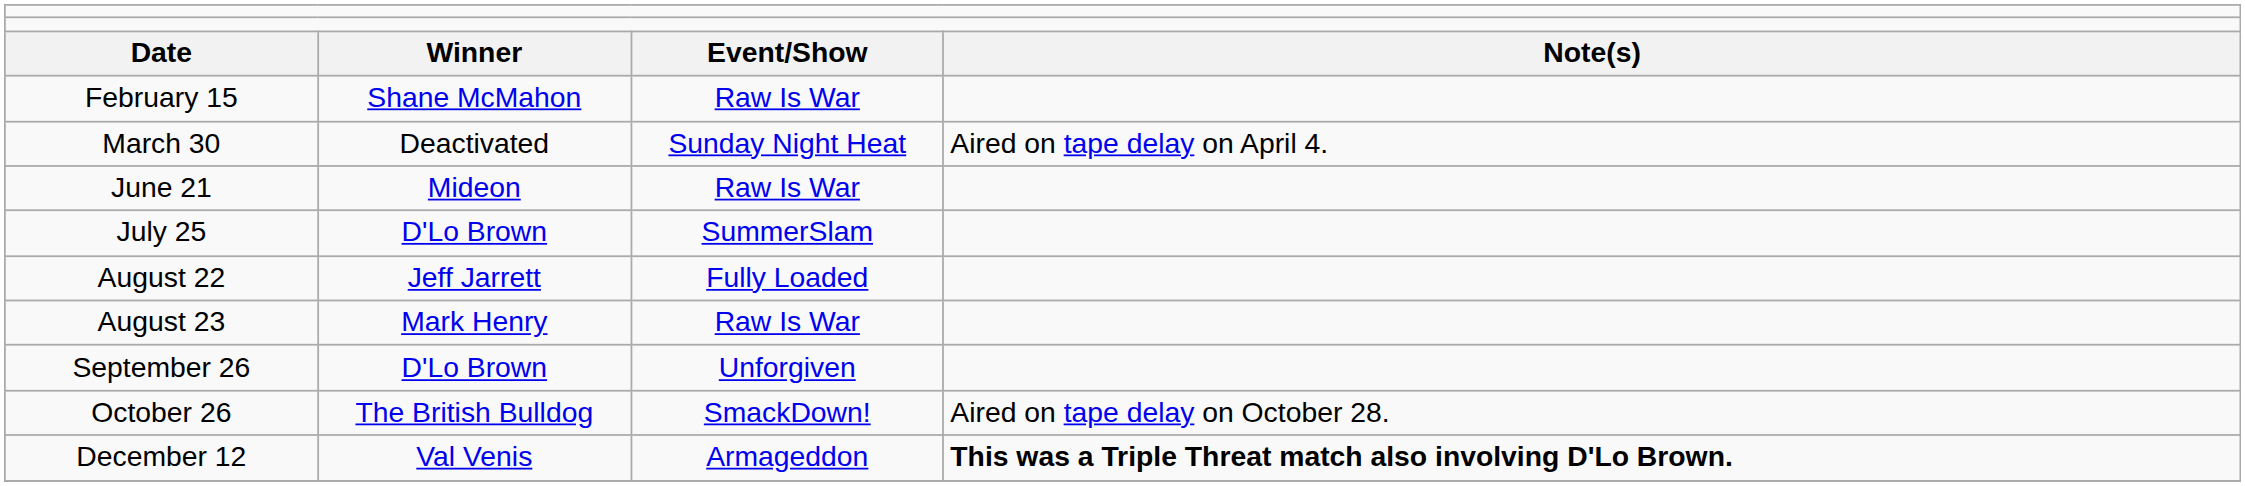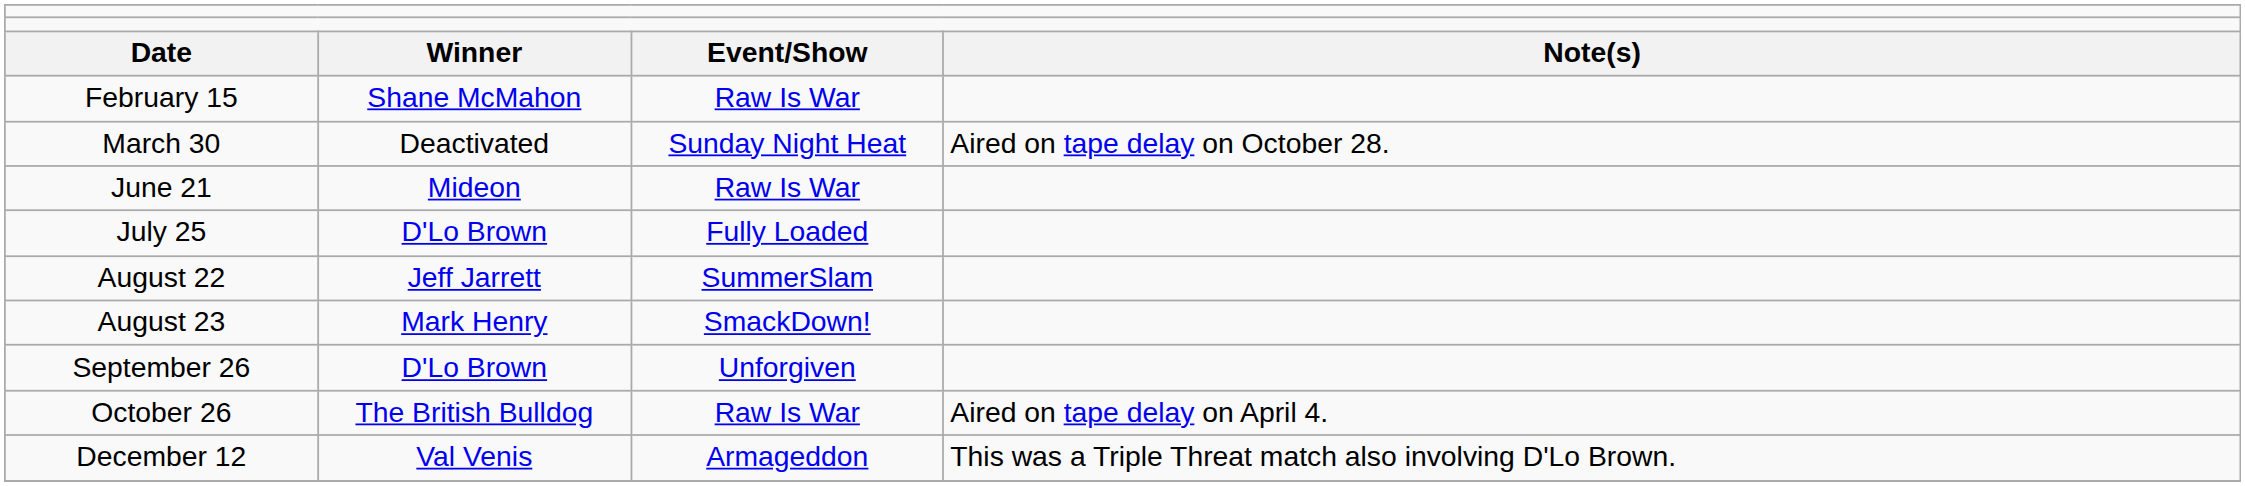(1139, 142) Aired on tape delay on April 4. -> (1170, 142) Aired on tape delay on October 28.
(787, 232) SummerSlam -> (787, 232) Fully Loaded
(787, 277) Fully Loaded -> (787, 277) SummerSlam
(787, 322) Raw Is War -> (787, 322) SmackDown!
(787, 412) SmackDown! -> (787, 412) Raw Is War
(1170, 412) Aired on tape delay on October 28. -> (1139, 412) Aired on tape delay on April 4.
(1342, 457) bold -> (1313, 457) normal
